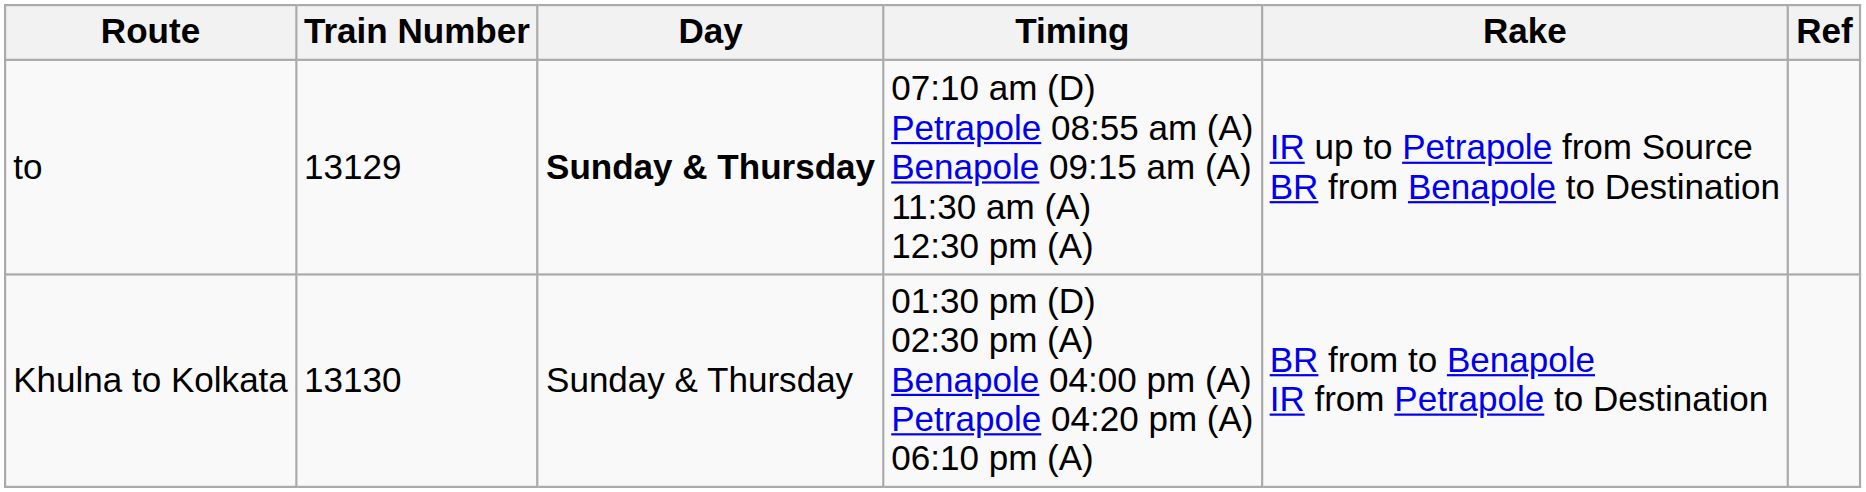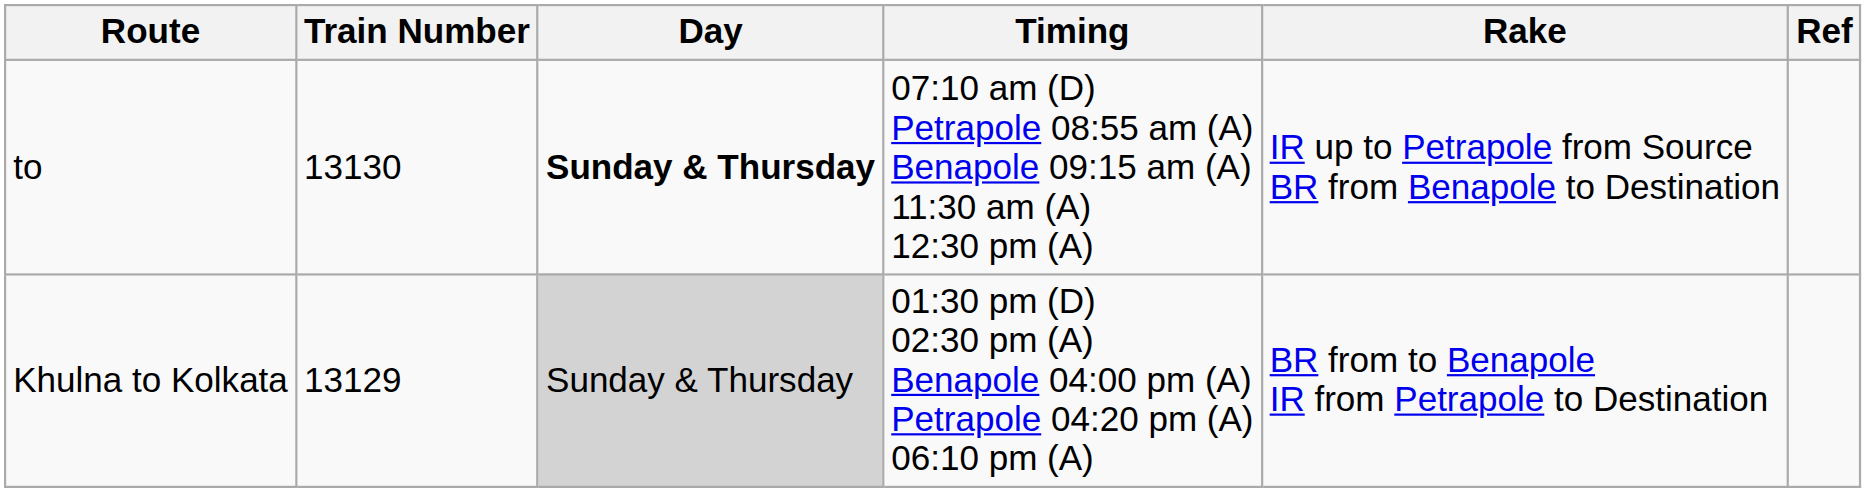(353, 166) 13129 -> (353, 166) 13130
(353, 379) 13130 -> (353, 379) 13129
(700, 379) no background -> (700, 379) lightgrey background
